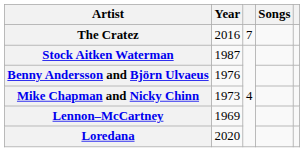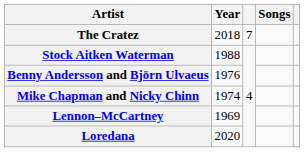(227, 34) 2016 -> (227, 34) 2018
(227, 55) 1987 -> (227, 55) 1988
(227, 95) 1973 -> (227, 95) 1974
